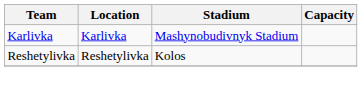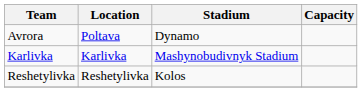+ row: (25, 35)
